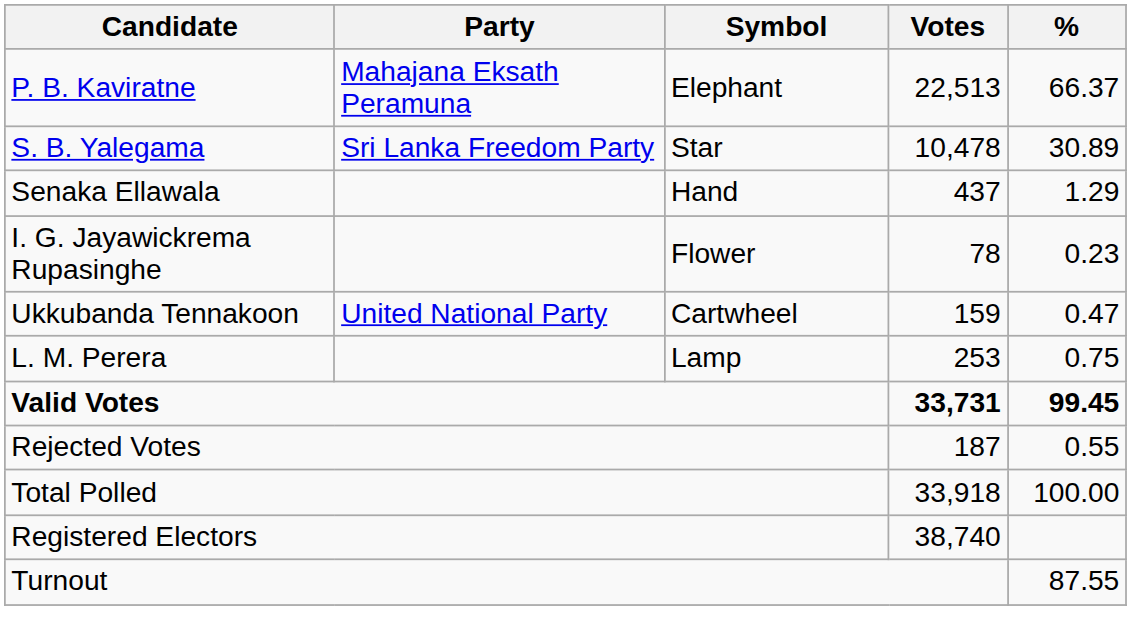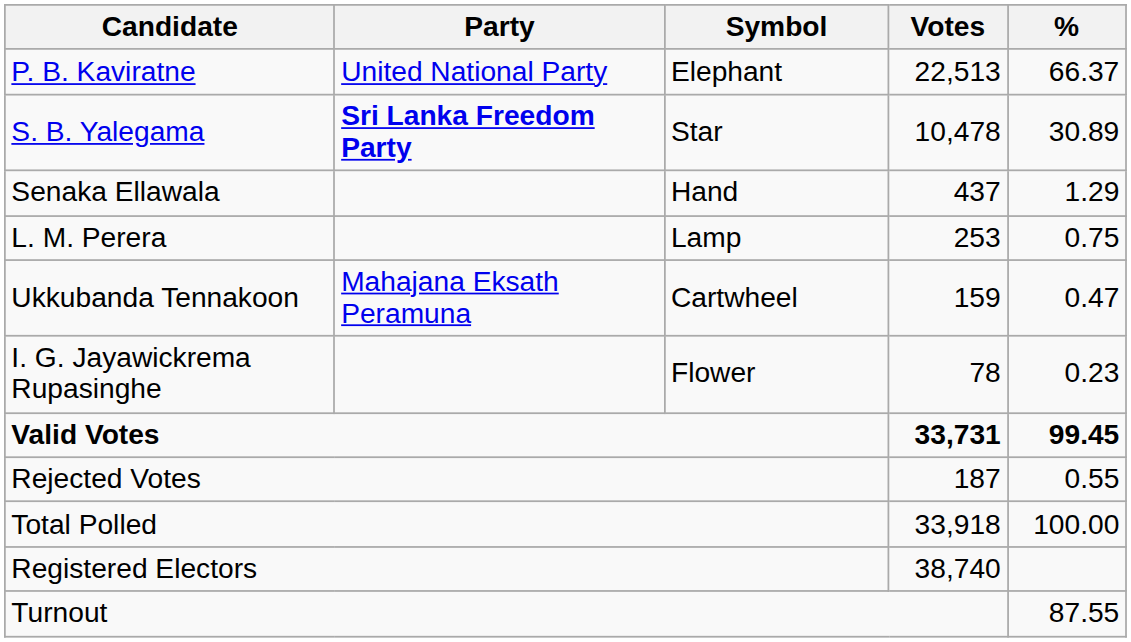(450, 87) Mahajana Eksath Peramuna -> (474, 71) United National Party
(498, 147) normal -> (468, 131) bold
rows swapped: (89, 358) <-> (131, 252)
(474, 313) United National Party -> (450, 297) Mahajana Eksath Peramuna
